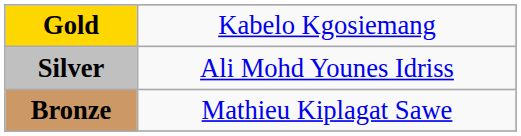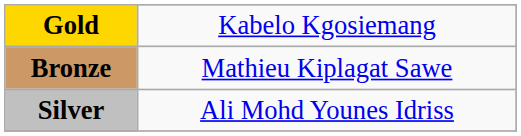rows swapped: (71, 67) <-> (71, 109)
